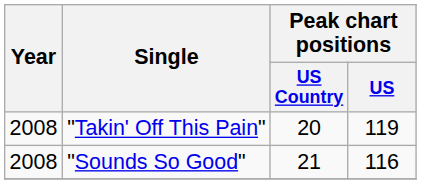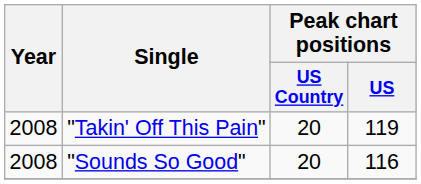(309, 162) 21 -> (309, 162) 20
